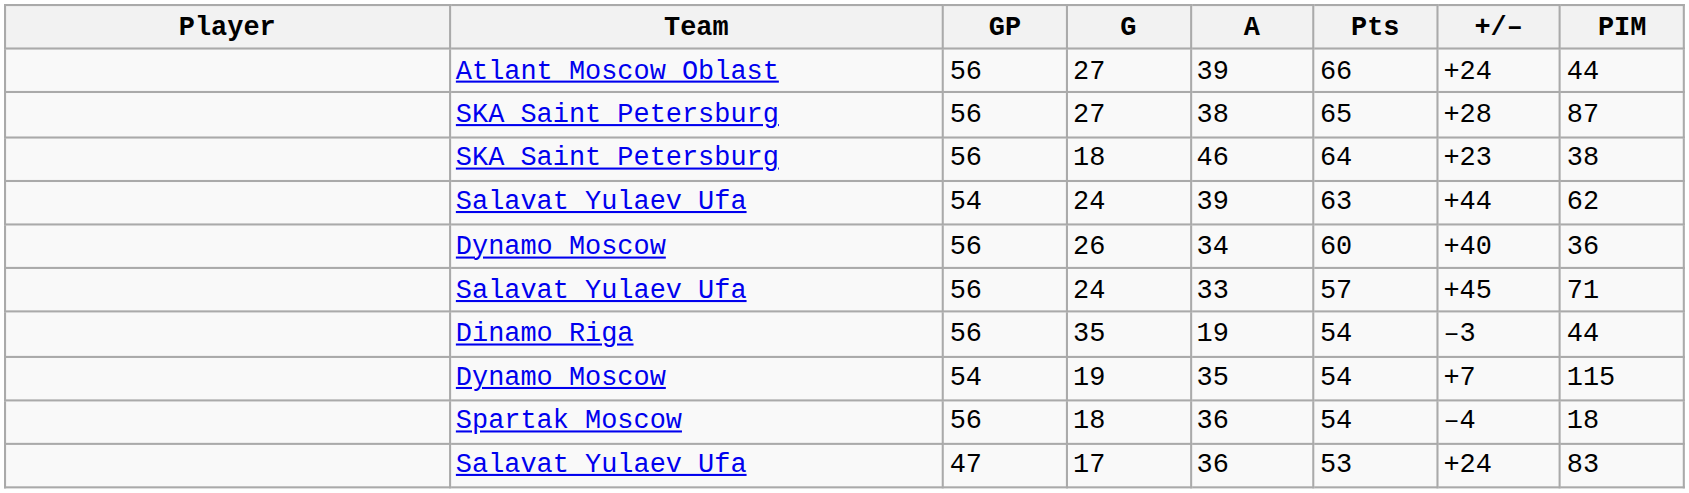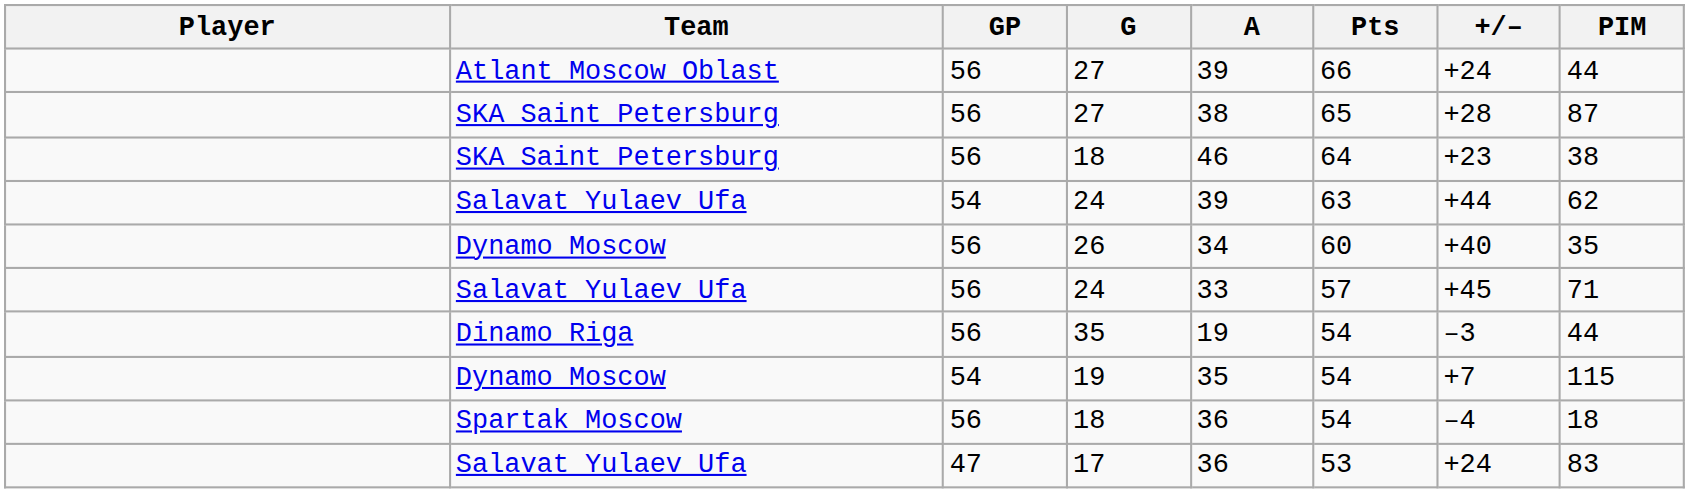(1583, 246) 36 -> (1583, 246) 35
